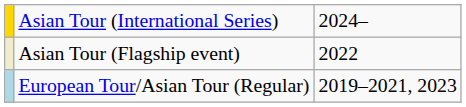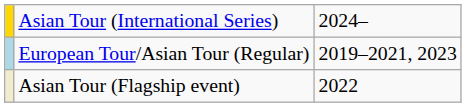rows swapped: (129, 53) <-> (164, 86)
